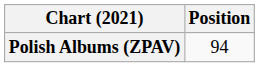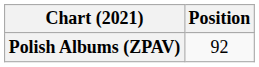(219, 47) 94 -> (219, 47) 92
